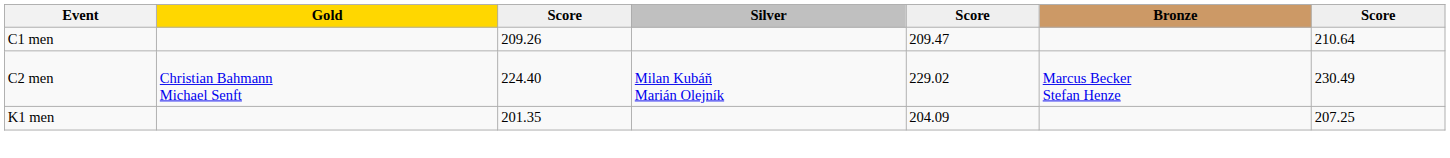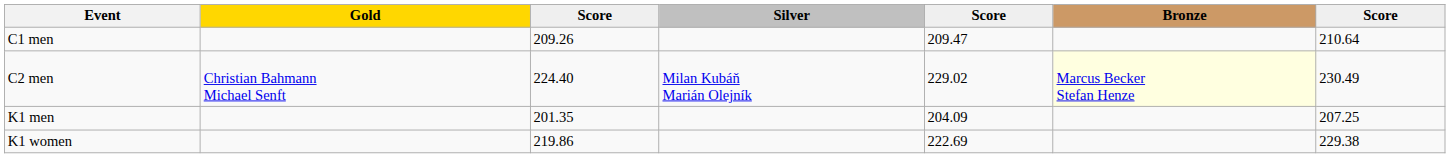(1087, 86) no background -> (1101, 86) lightyellow background
+ row: (40, 141)
